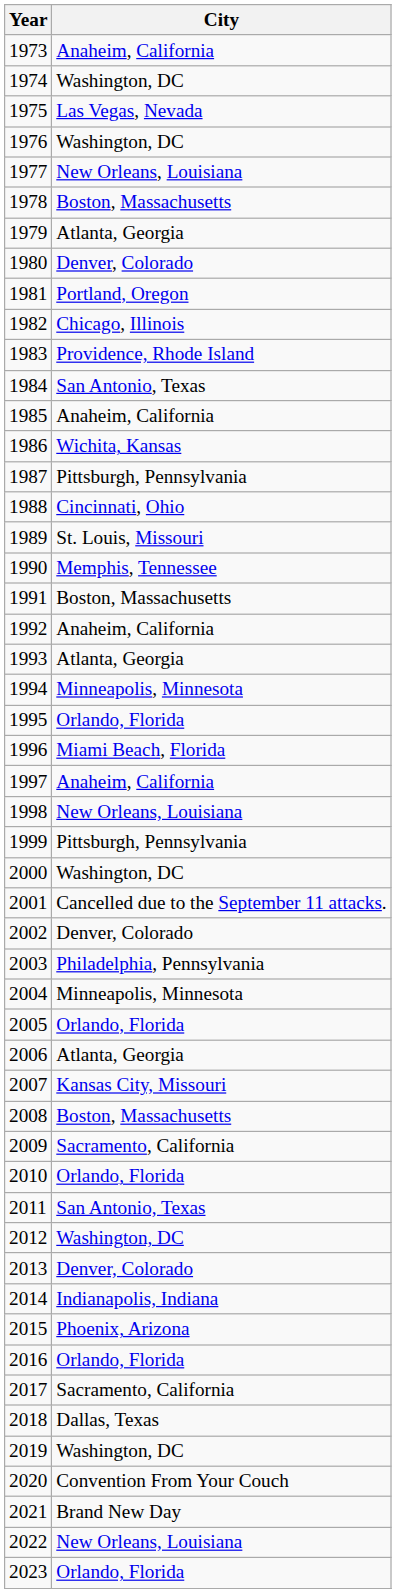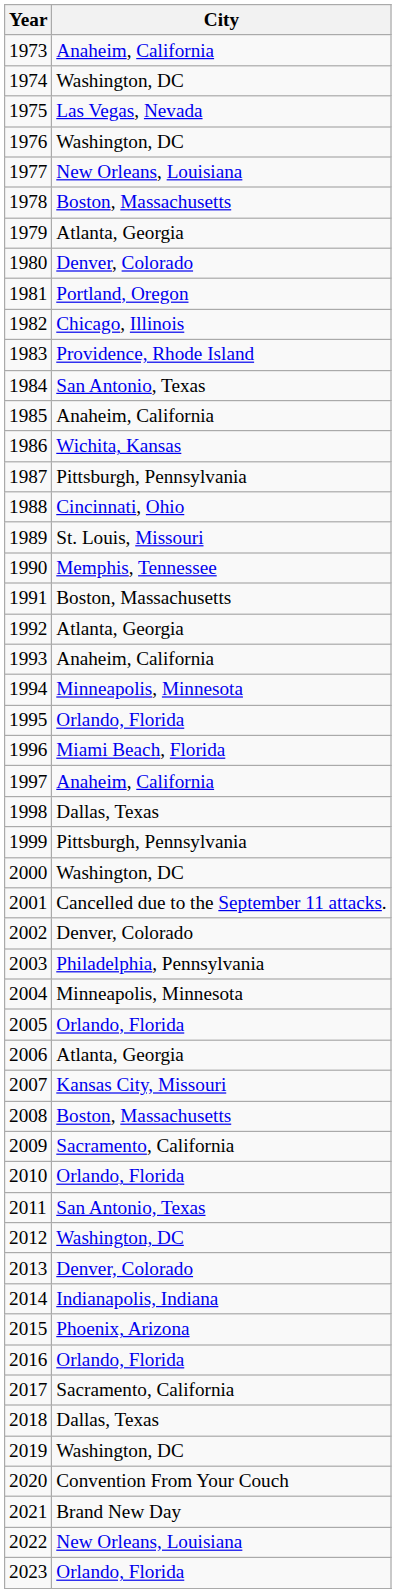(135, 628) Anaheim, California -> (120, 628) Atlanta, Georgia
(120, 659) Atlanta, Georgia -> (135, 659) Anaheim, California
(149, 811) New Orleans, Louisiana -> (108, 811) Dallas, Texas
